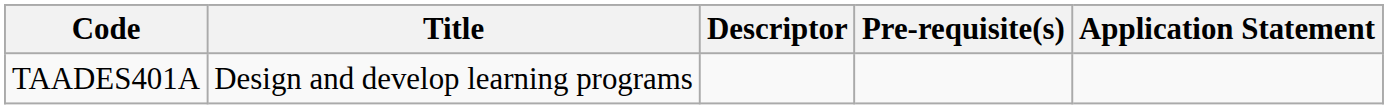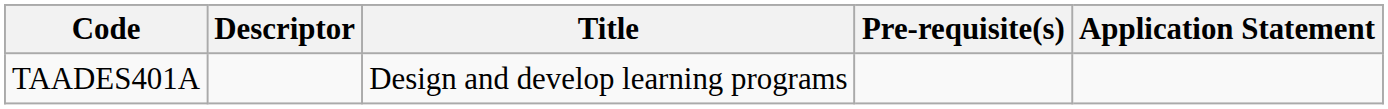columns swapped: (454, 28) <-> (777, 28)
